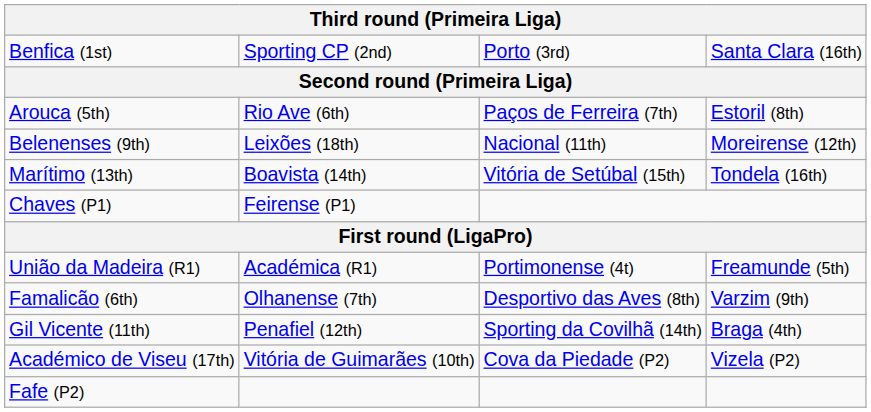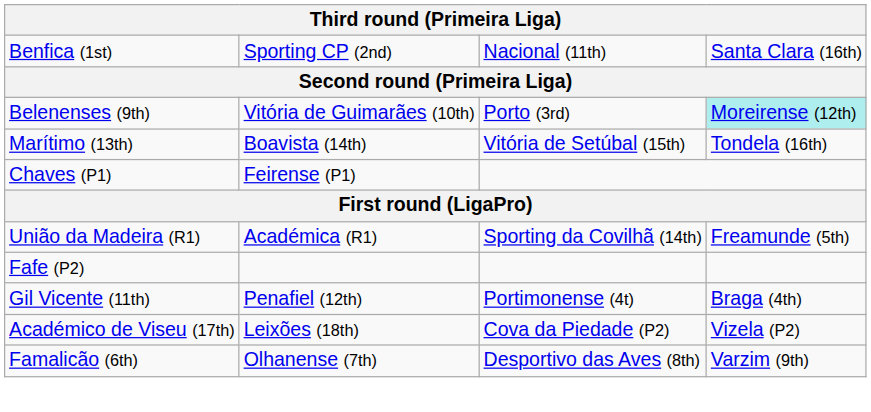(527, 50) Porto (3rd) -> (545, 50) Nacional (11th)
- row: (59, 112)
(301, 143) Leixões (18th) -> (359, 112) Vitória de Guimarães (10th)
(545, 143) Nacional (11th) -> (527, 112) Porto (3rd)
(784, 143) no background -> (784, 112) paleturquoise background
(559, 267) Portimonense (4t) -> (593, 236) Sporting da Covilhã (14th)
rows swapped: (74, 298) <-> (47, 391)
(593, 329) Sporting da Covilhã (14th) -> (559, 298) Portimonense (4t)
(359, 360) Vitória de Guimarães (10th) -> (301, 329) Leixões (18th)
